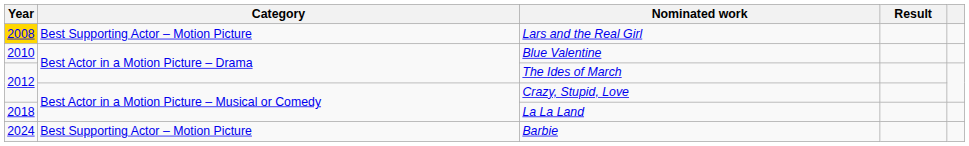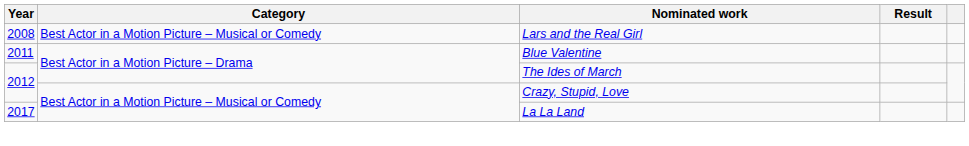(21, 33) gold background -> (21, 33) no background
(146, 33) Best Supporting Actor – Motion Picture -> (181, 33) Best Actor in a Motion Picture – Musical or Comedy
(21, 53) 2010 -> (20, 53) 2011
(21, 111) 2018 -> (21, 111) 2017
- row: (540, 131)
